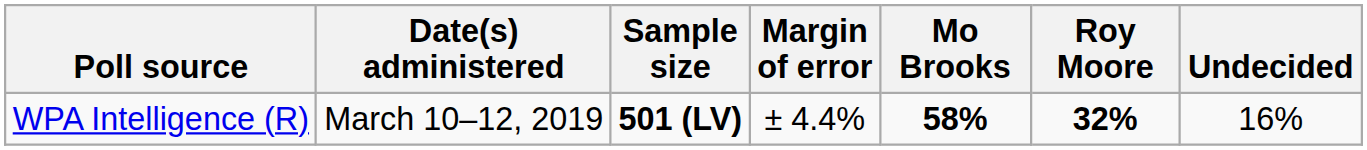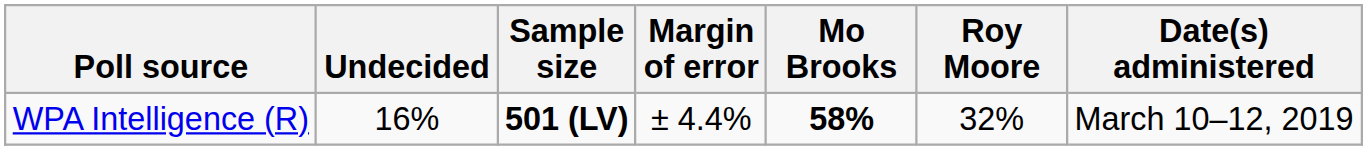columns swapped: (464, 49) <-> (1271, 67)
(1105, 118) bold -> (992, 118) normal
